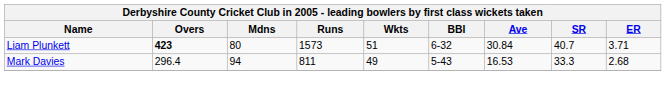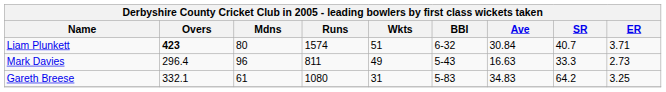(311, 45) 1573 -> (316, 45) 1574
(235, 62) 94 -> (242, 62) 96
(500, 62) 16.53 -> (502, 62) 16.63
(619, 62) 2.68 -> (620, 62) 2.73
+ row: (41, 78)
